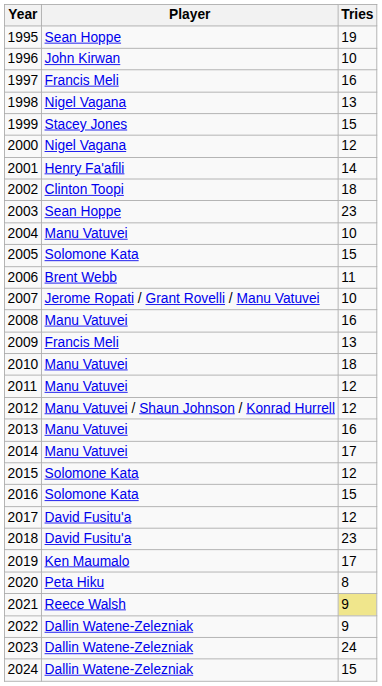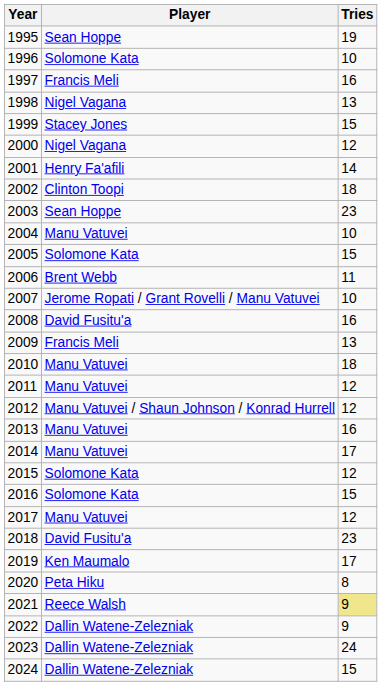(82, 59) John Kirwan -> (92, 59) Solomone Kata
(86, 320) Manu Vatuvei -> (88, 320) David Fusitu'a
(88, 517) David Fusitu'a -> (86, 517) Manu Vatuvei
